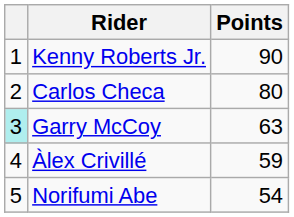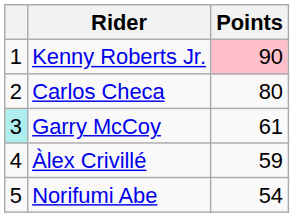(271, 57) no background -> (271, 57) pink background
(271, 126) 63 -> (271, 126) 61
